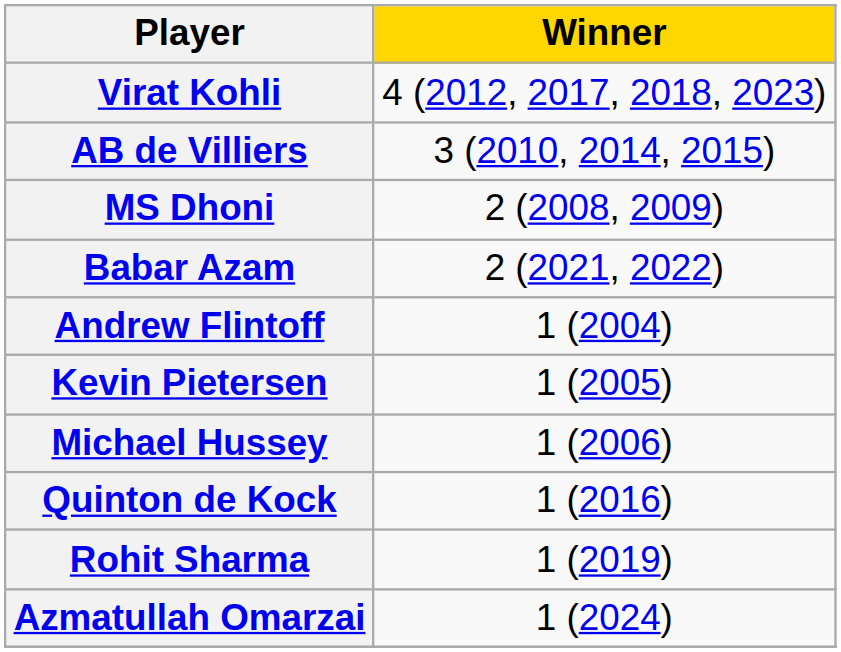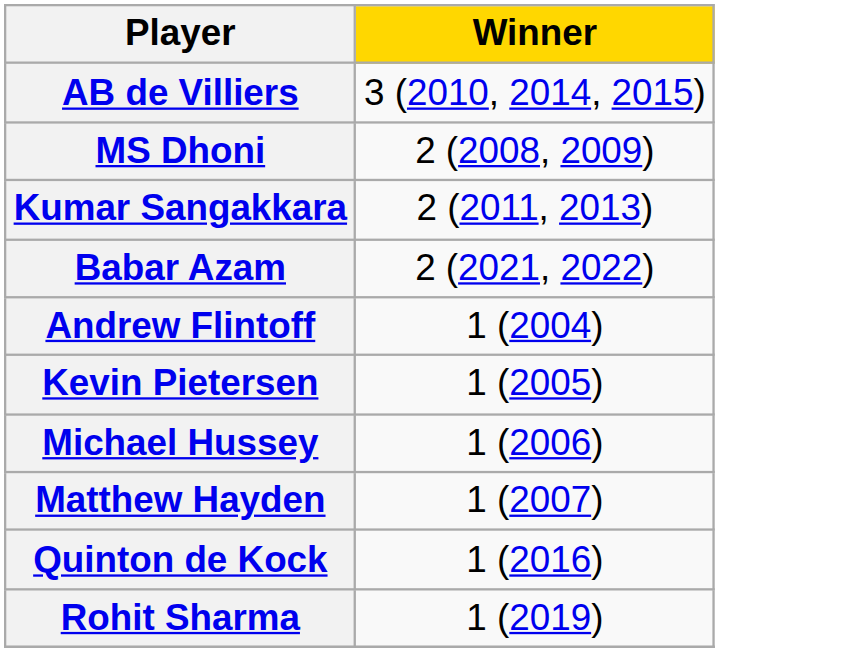- row: (190, 92)
+ row: (180, 208)
+ row: (180, 500)
- row: (190, 617)
